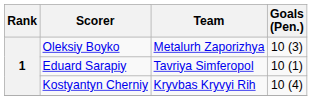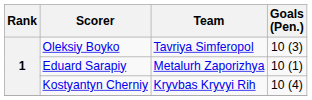(209, 47) Metalurh Zaporizhya -> (204, 47) Tavriya Simferopol
(204, 66) Tavriya Simferopol -> (209, 66) Metalurh Zaporizhya
